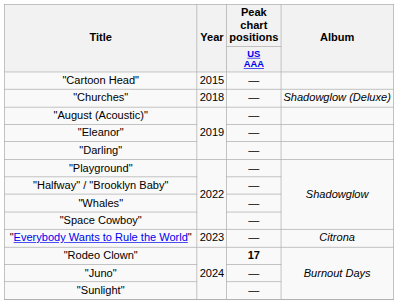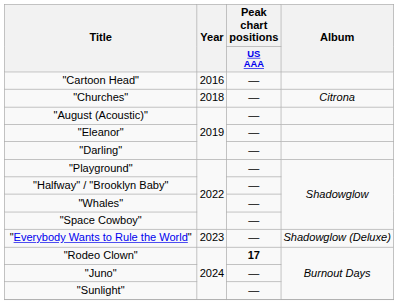(212, 80) 2015 -> (212, 80) 2016
(337, 98) Shadowglow (Deluxe) -> (337, 98) Citrona
(337, 238) Citrona -> (337, 238) Shadowglow (Deluxe)
